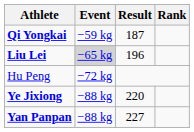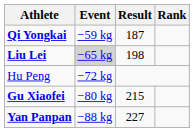(135, 55) 196 -> (135, 55) 198
+ row: (36, 96)
- row: (35, 96)
